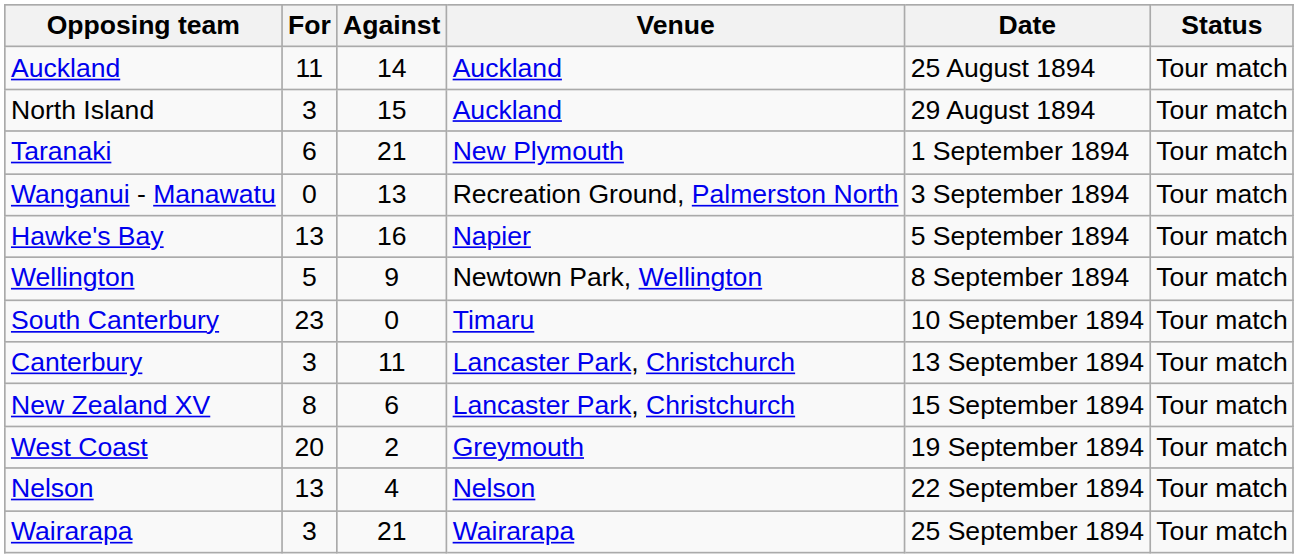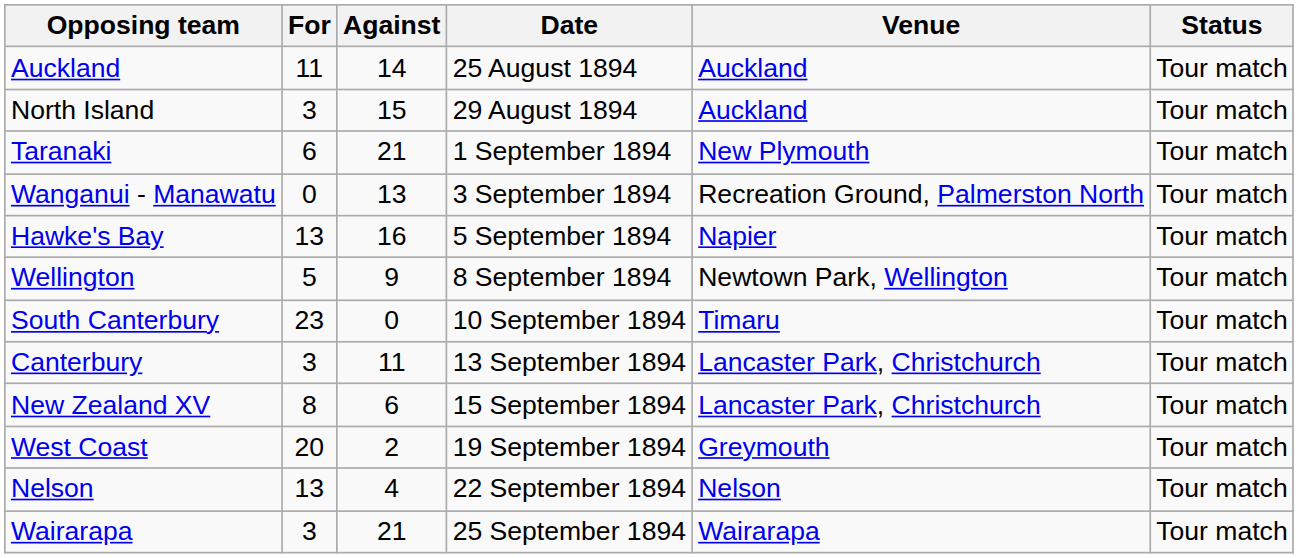columns swapped: (1027, 25) <-> (676, 25)
